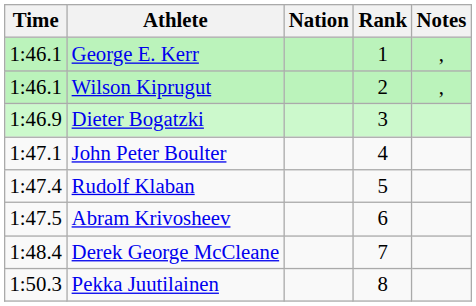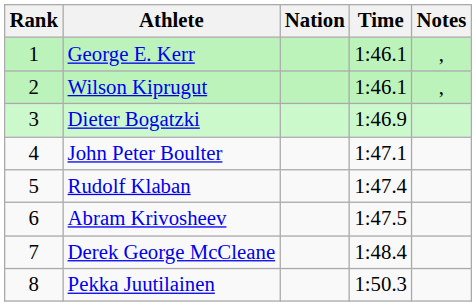columns swapped: (383, 20) <-> (36, 20)
